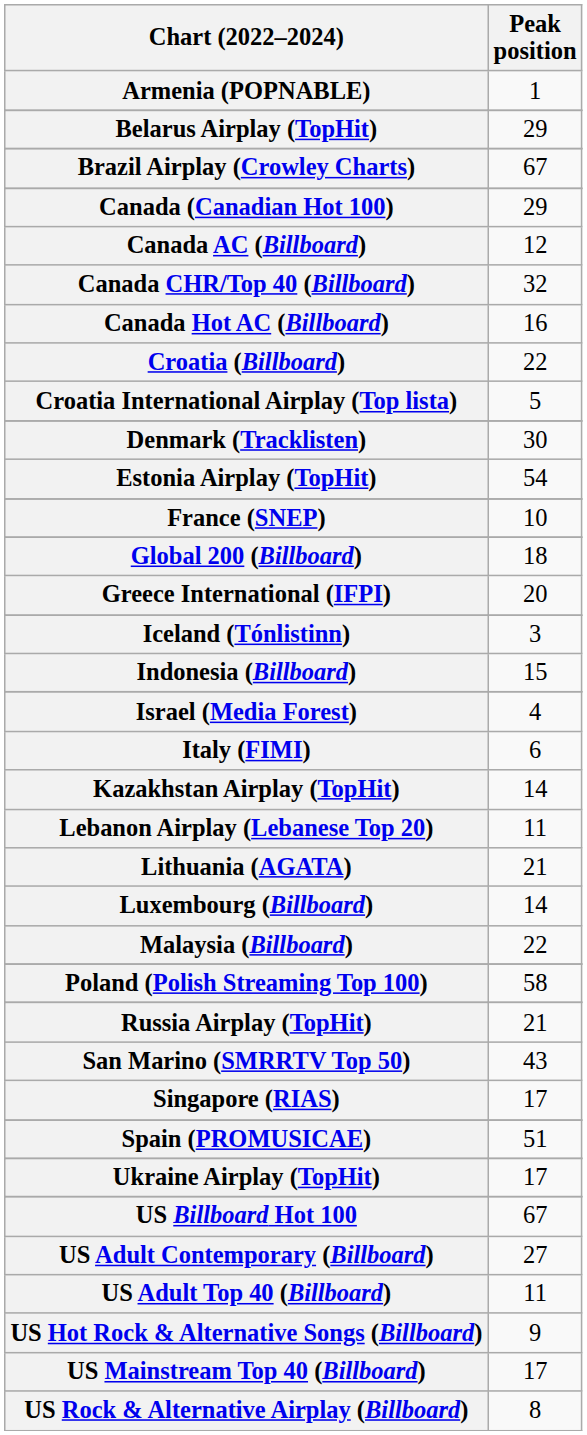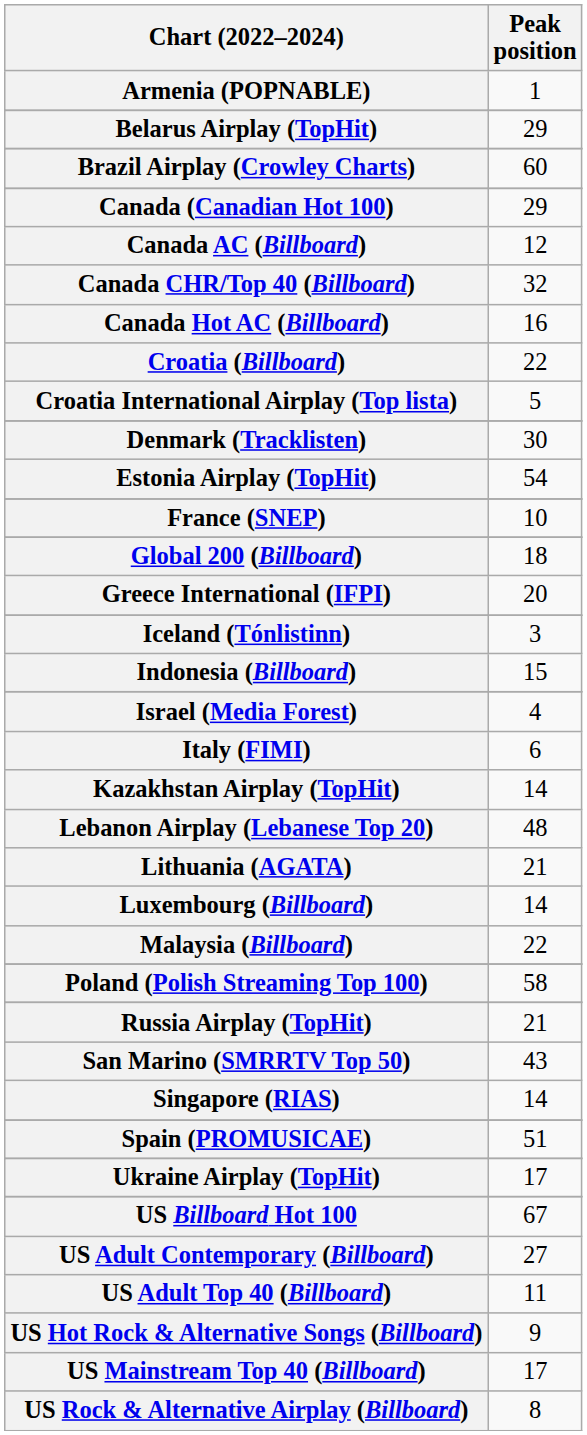(535, 167) 67 -> (535, 167) 60
(535, 827) 11 -> (535, 827) 48
(535, 1099) 17 -> (535, 1099) 14
